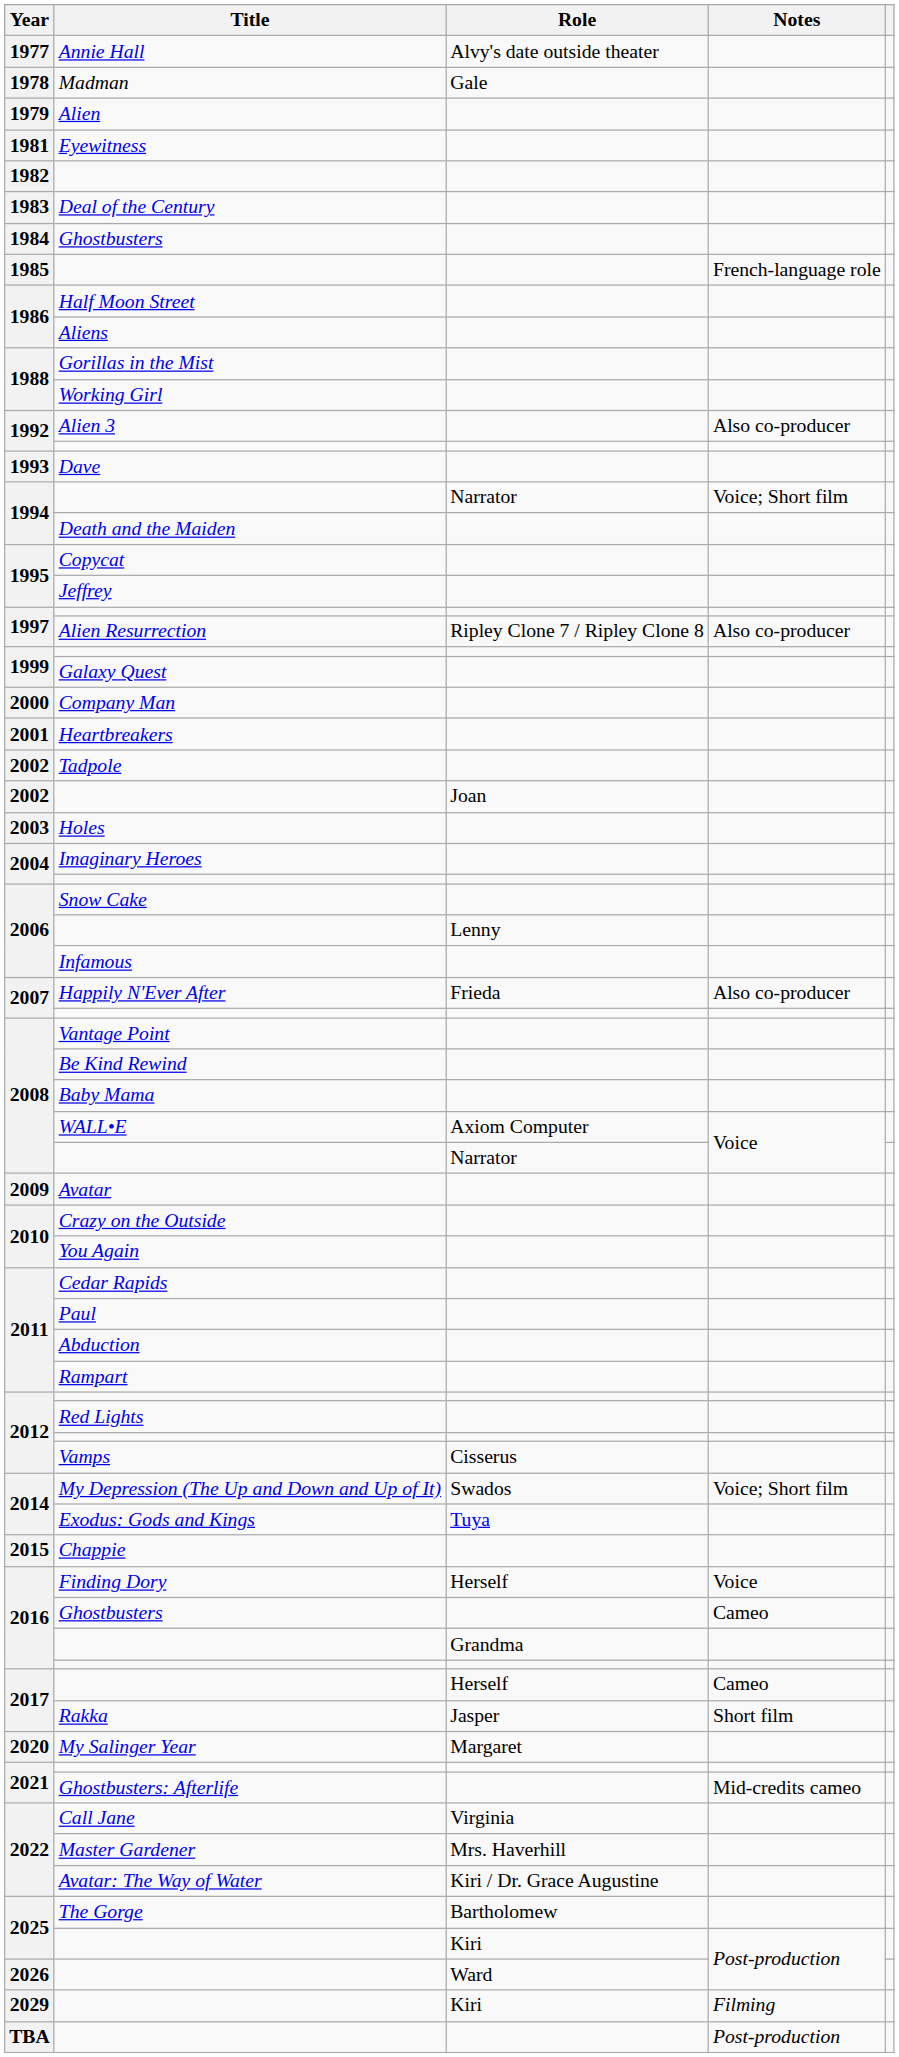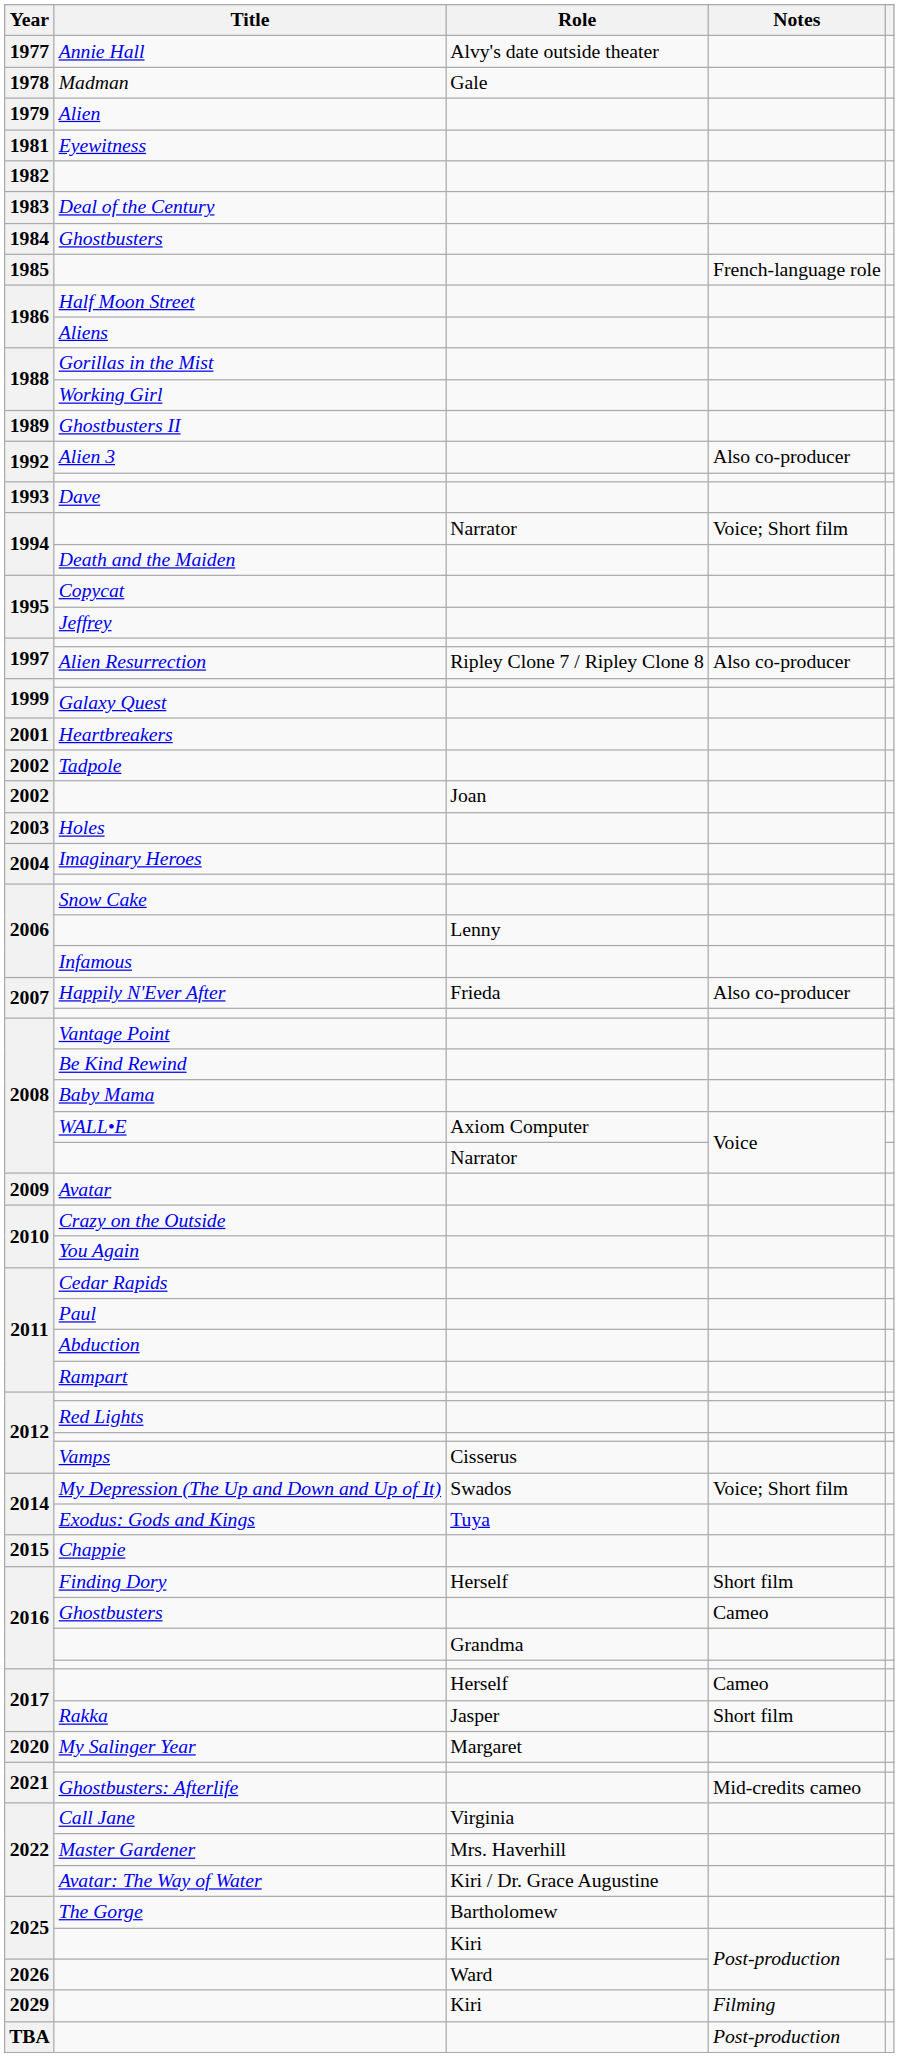+ row: (29, 425)
- row: (29, 702)
(735, 1581) Voice -> (753, 1581) Short film
